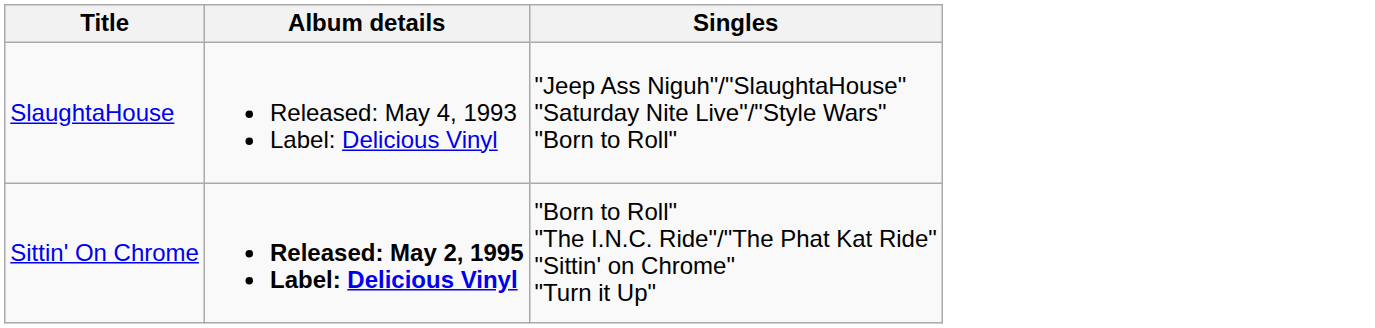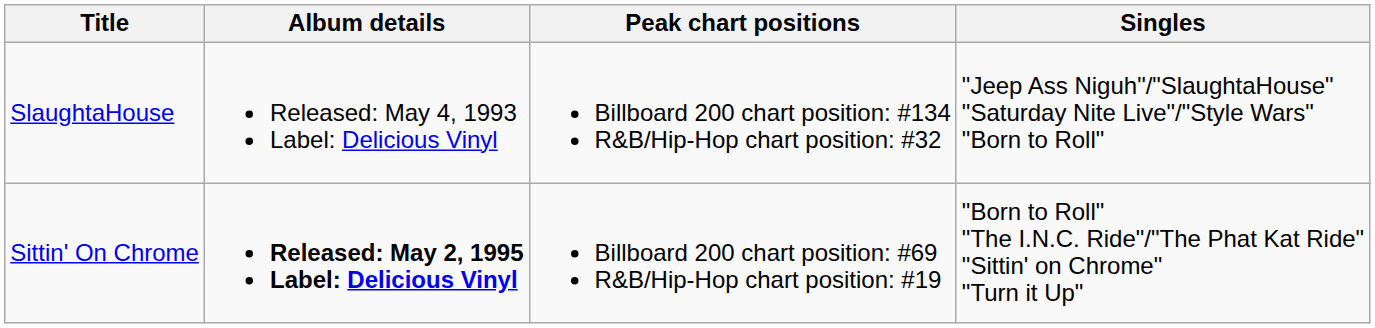+ column: (743, 23)
